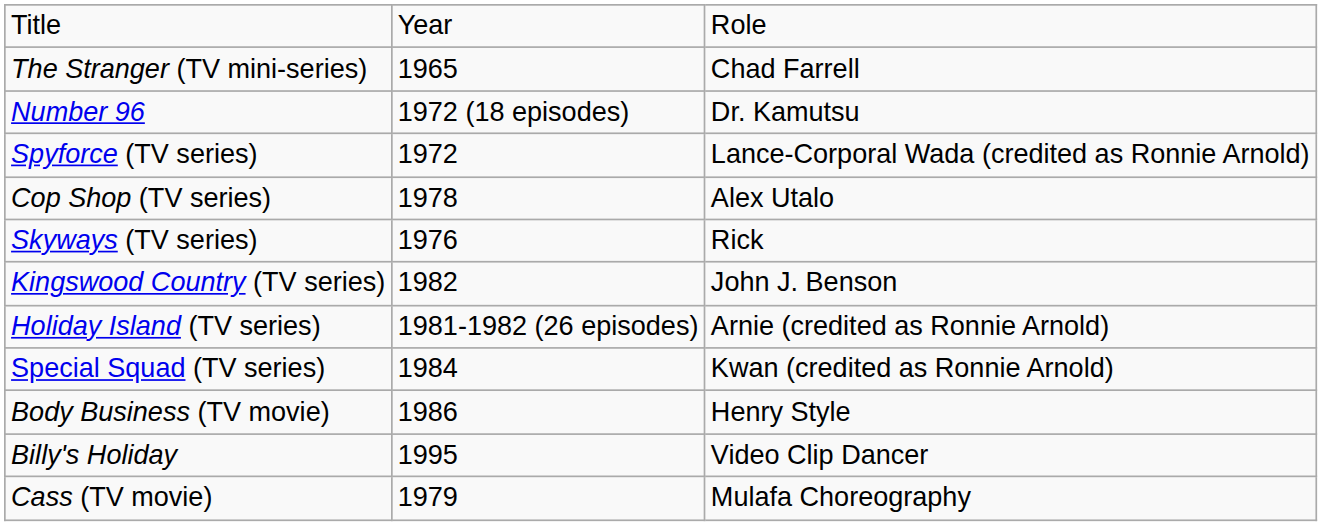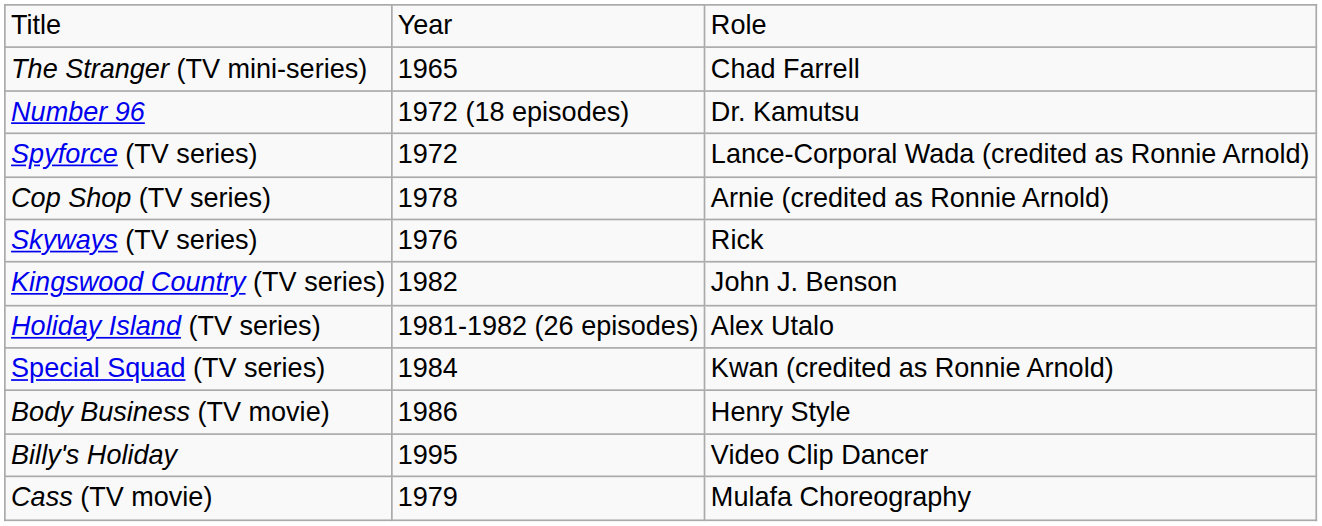(772, 197) Alex Utalo -> (910, 197) Arnie (credited as Ronnie Arnold)
(910, 326) Arnie (credited as Ronnie Arnold) -> (772, 326) Alex Utalo
